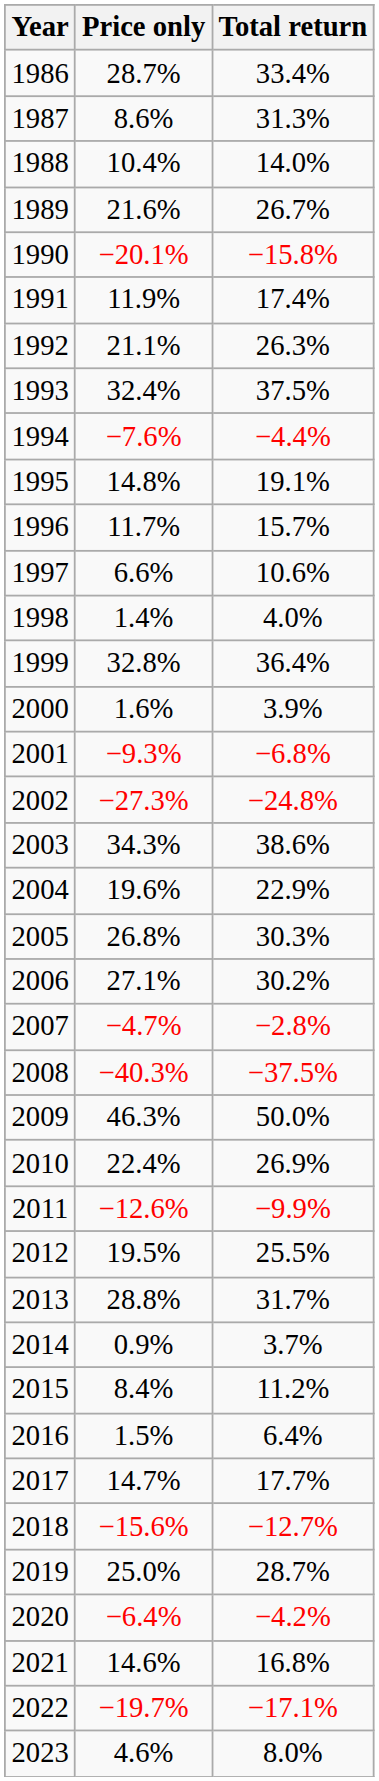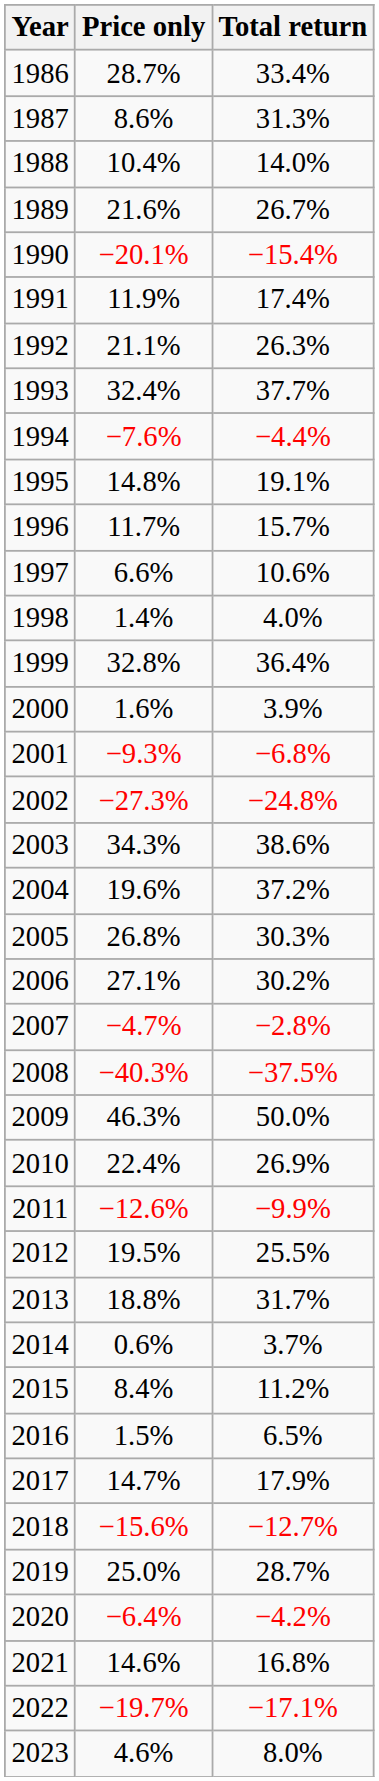(293, 254) −15.8% -> (293, 254) −15.4%
(293, 390) 37.5% -> (293, 390) 37.7%
(293, 890) 22.9% -> (293, 890) 37.2%
(144, 1299) 28.8% -> (144, 1299) 18.8%
(144, 1344) 0.9% -> (144, 1344) 0.6%
(293, 1435) 6.4% -> (293, 1435) 6.5%
(293, 1480) 17.7% -> (293, 1480) 17.9%
